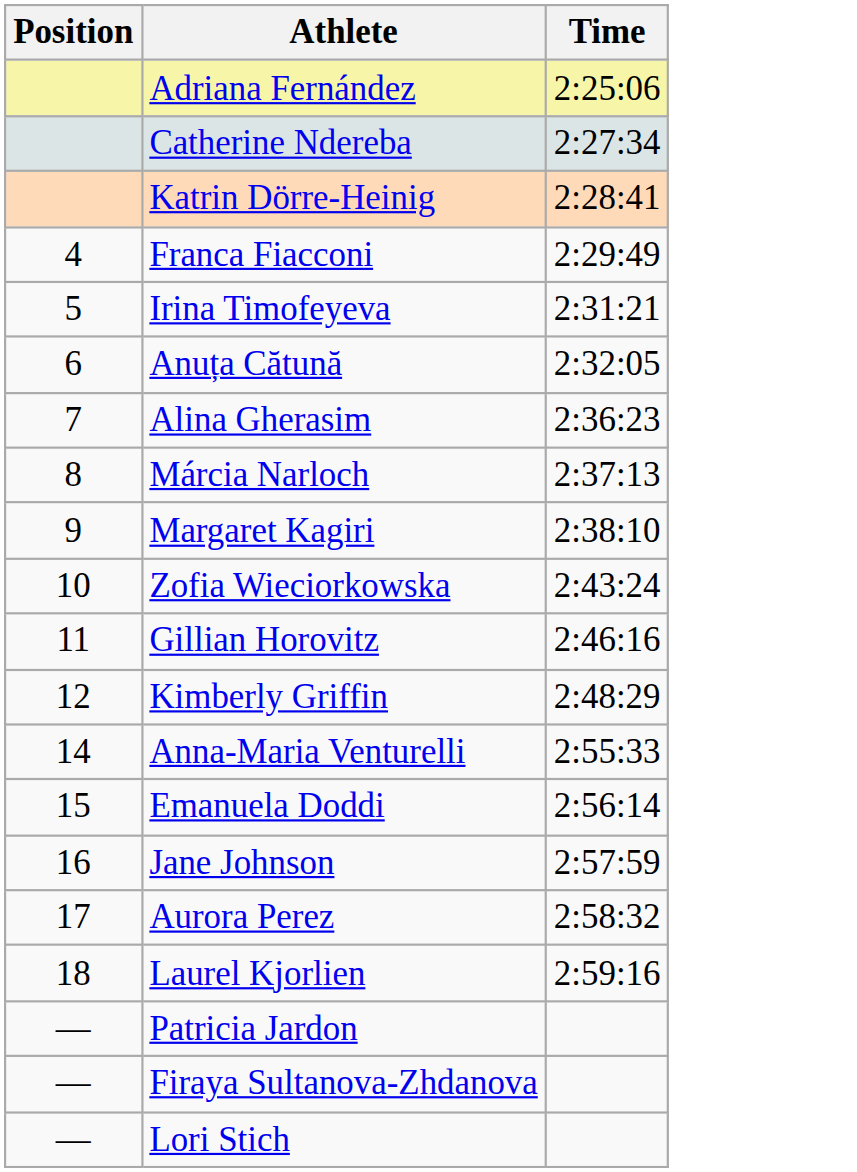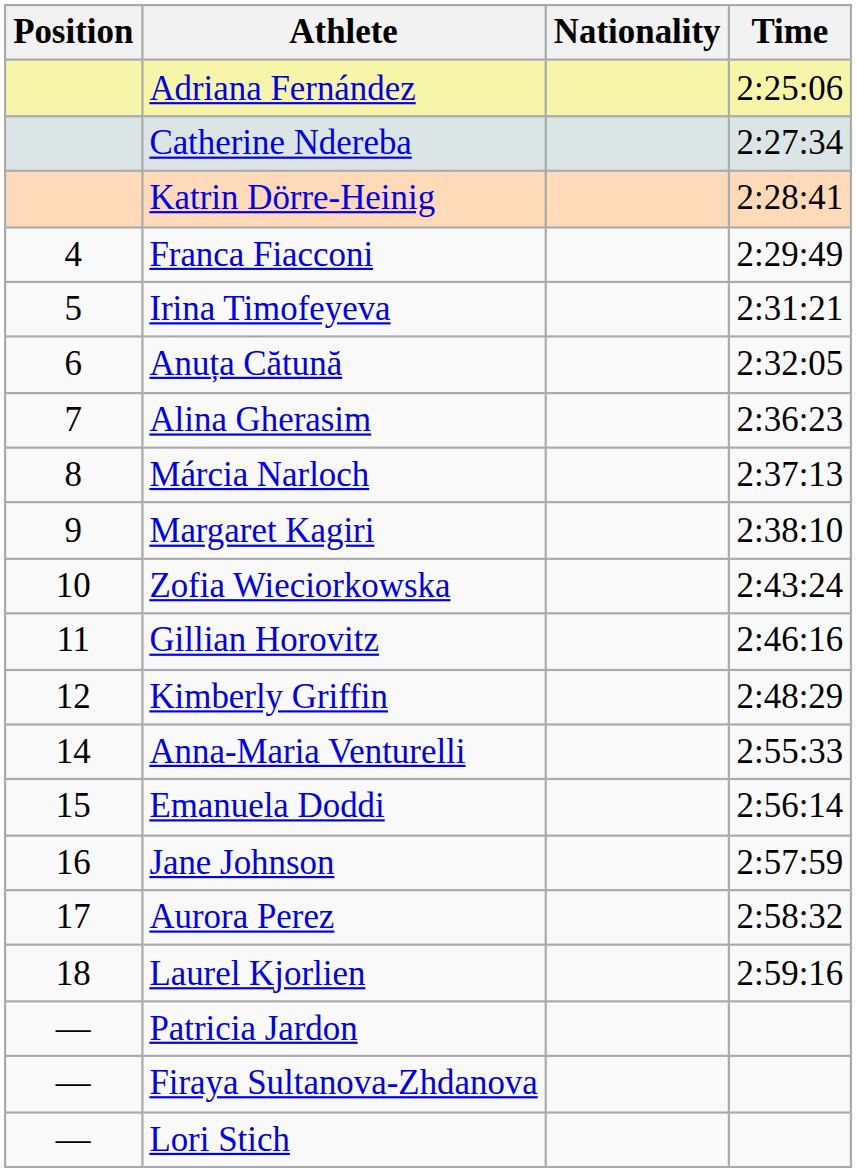+ column: (637, 32)
